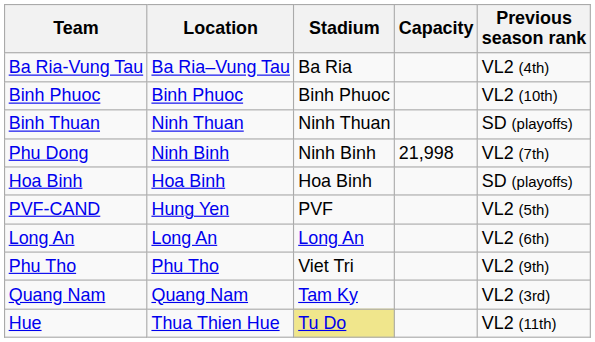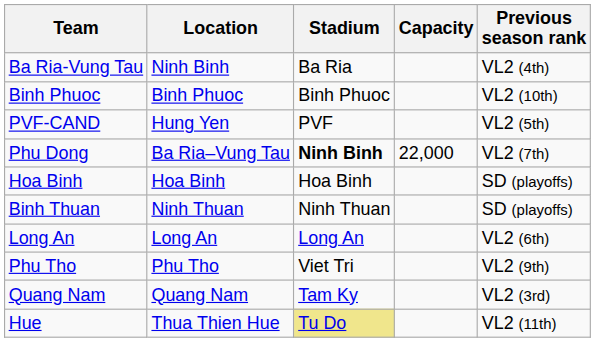(221, 67) Ba Ria–Vung Tau -> (190, 67) Ninh Binh
rows swapped: (54, 124) <-> (54, 209)
(190, 152) Ninh Binh -> (221, 152) Ba Ria–Vung Tau
(337, 152) normal -> (340, 152) bold
(426, 152) 21,998 -> (426, 152) 22,000
